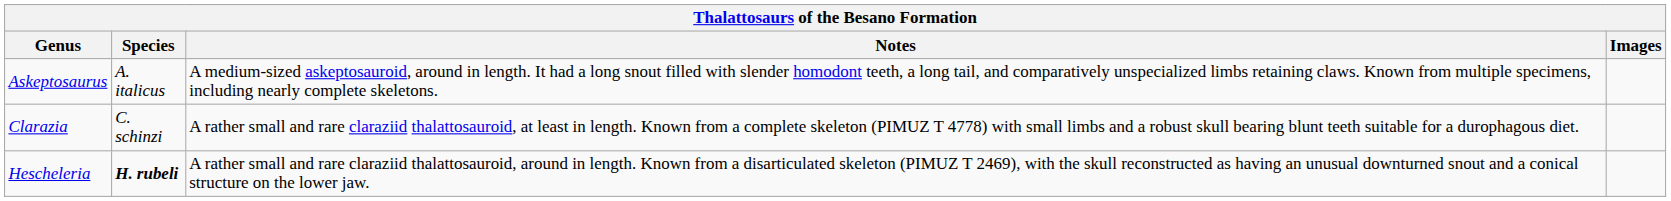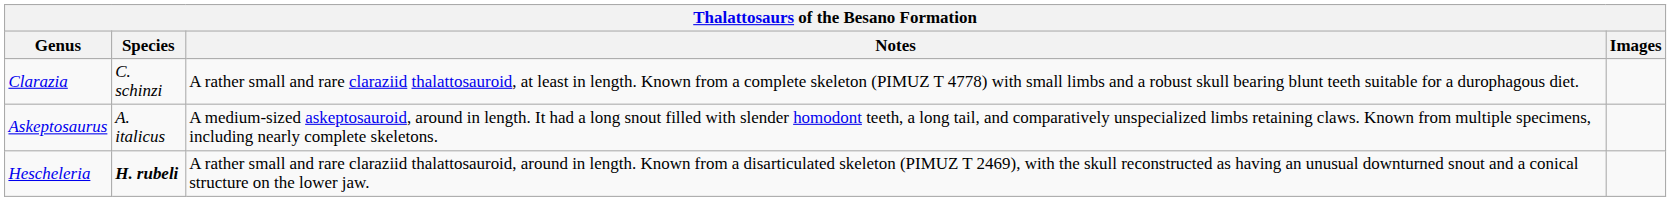rows swapped: (58, 81) <-> (38, 127)
